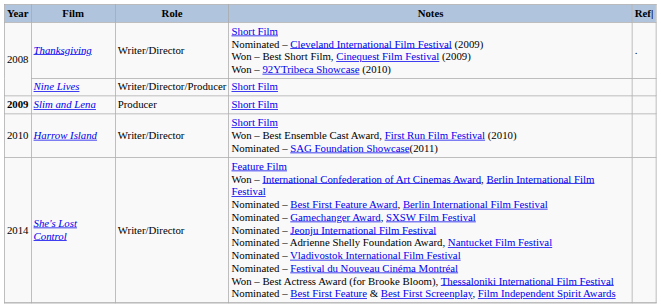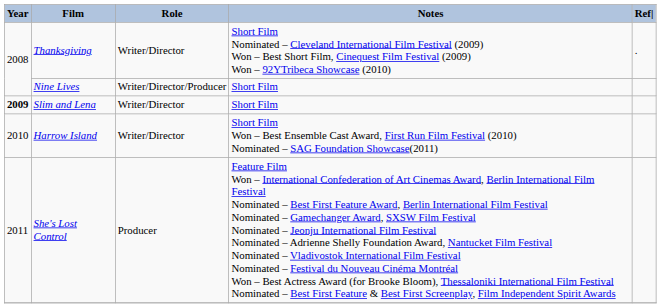(137, 105) Producer -> (151, 105) Writer/Director
(18, 230) 2014 -> (18, 230) 2011
(151, 230) Writer/Director -> (137, 230) Producer
